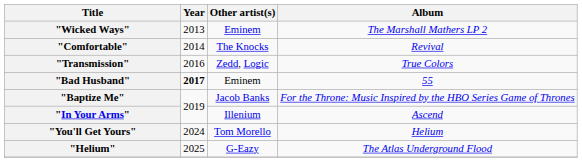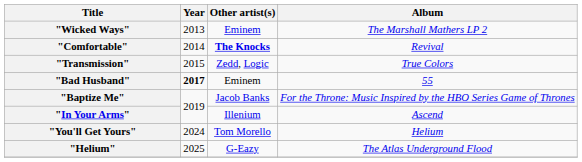(242, 47) normal -> (242, 47) bold
(194, 64) 2016 -> (194, 64) 2015
